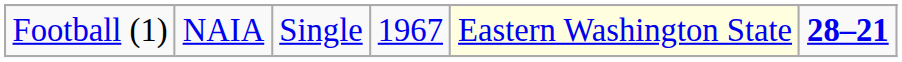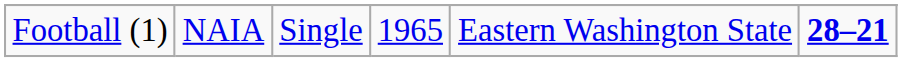(410, 30) 1967 -> (410, 30) 1965
(625, 30) lightyellow background -> (625, 30) no background
